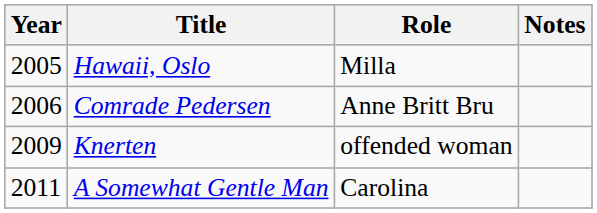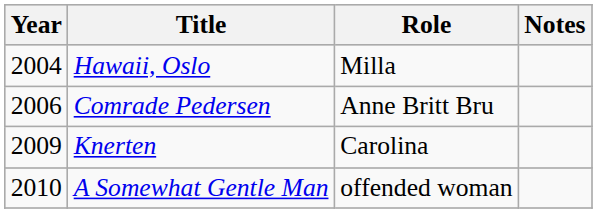(36, 65) 2005 -> (36, 65) 2004
(426, 146) offended woman -> (384, 146) Carolina
(36, 187) 2011 -> (36, 187) 2010
(384, 187) Carolina -> (426, 187) offended woman
